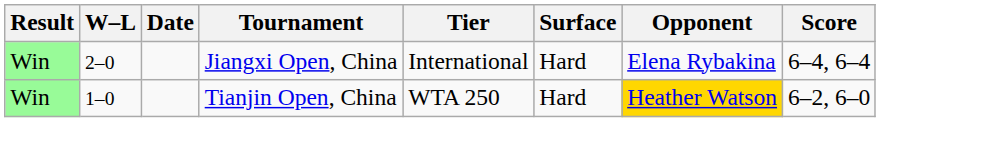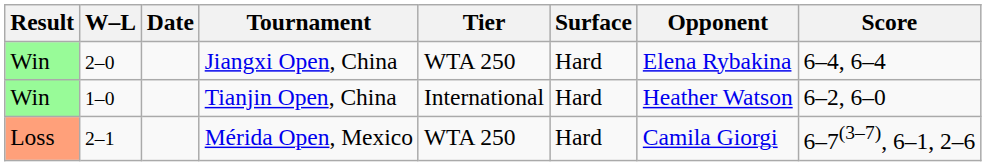(468, 60) International -> (470, 60) WTA 250
(454, 97) WTA 250 -> (484, 97) International
(702, 97) gold background -> (718, 97) no background
+ row: (309, 138)
